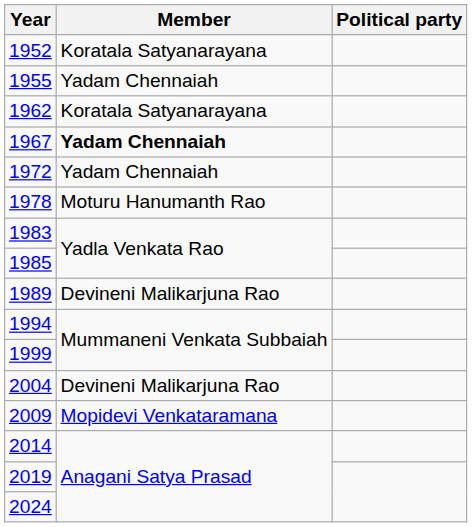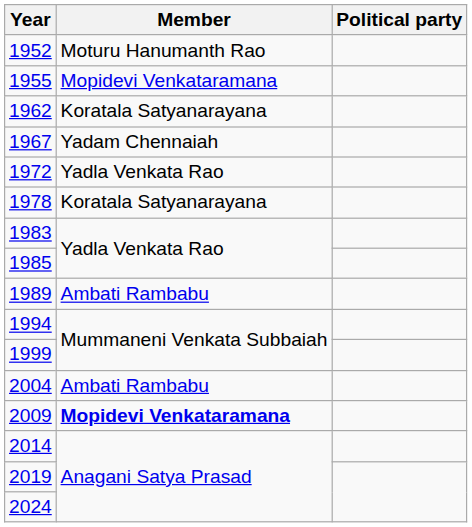(164, 50) Koratala Satyanarayana -> (163, 50) Moturu Hanumanth Rao
(139, 80) Yadam Chennaiah -> (169, 80) Mopidevi Venkataramana
(143, 141) bold -> (139, 141) normal
(139, 171) Yadam Chennaiah -> (142, 171) Yadla Venkata Rao
(163, 202) Moturu Hanumanth Rao -> (164, 202) Koratala Satyanarayana
(170, 293) Devineni Malikarjuna Rao -> (135, 293) Ambati Rambabu
(170, 385) Devineni Malikarjuna Rao -> (135, 385) Ambati Rambabu
(169, 415) normal -> (175, 415) bold
